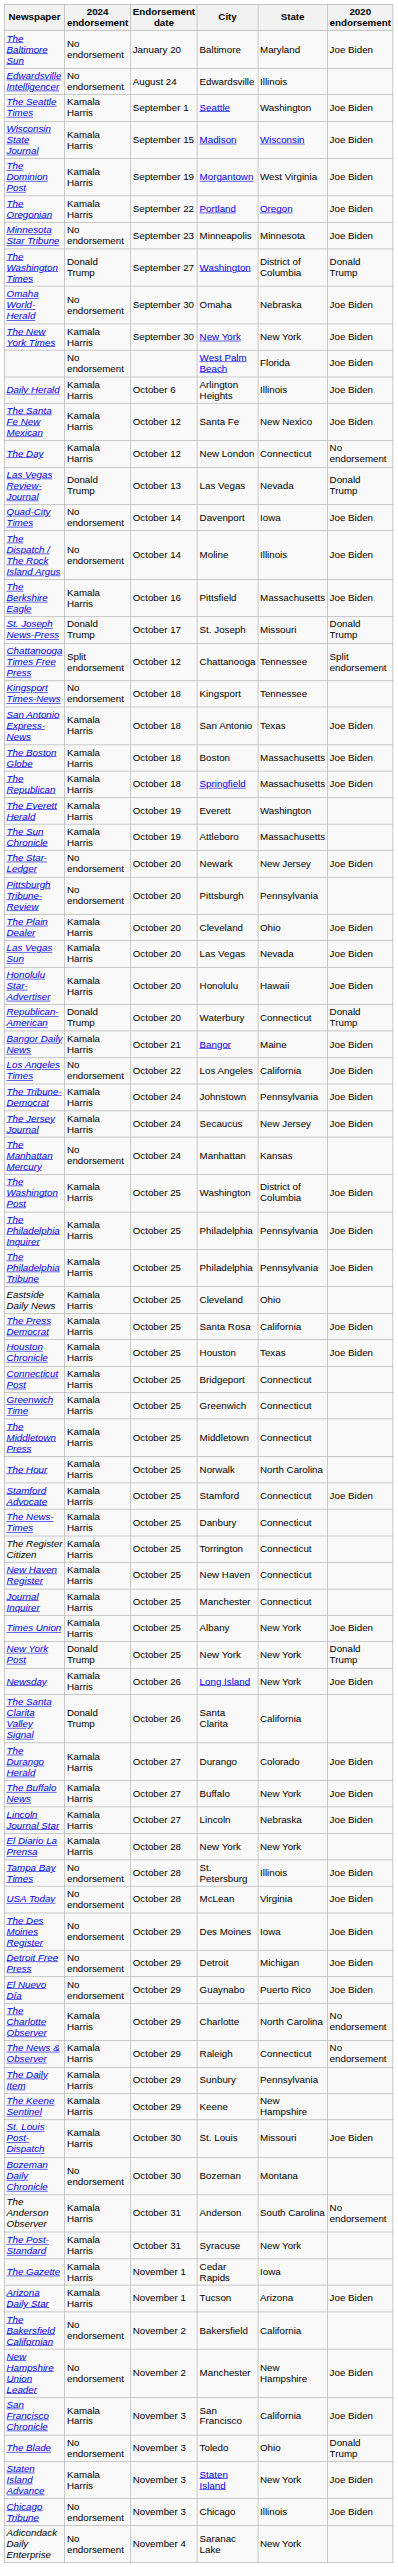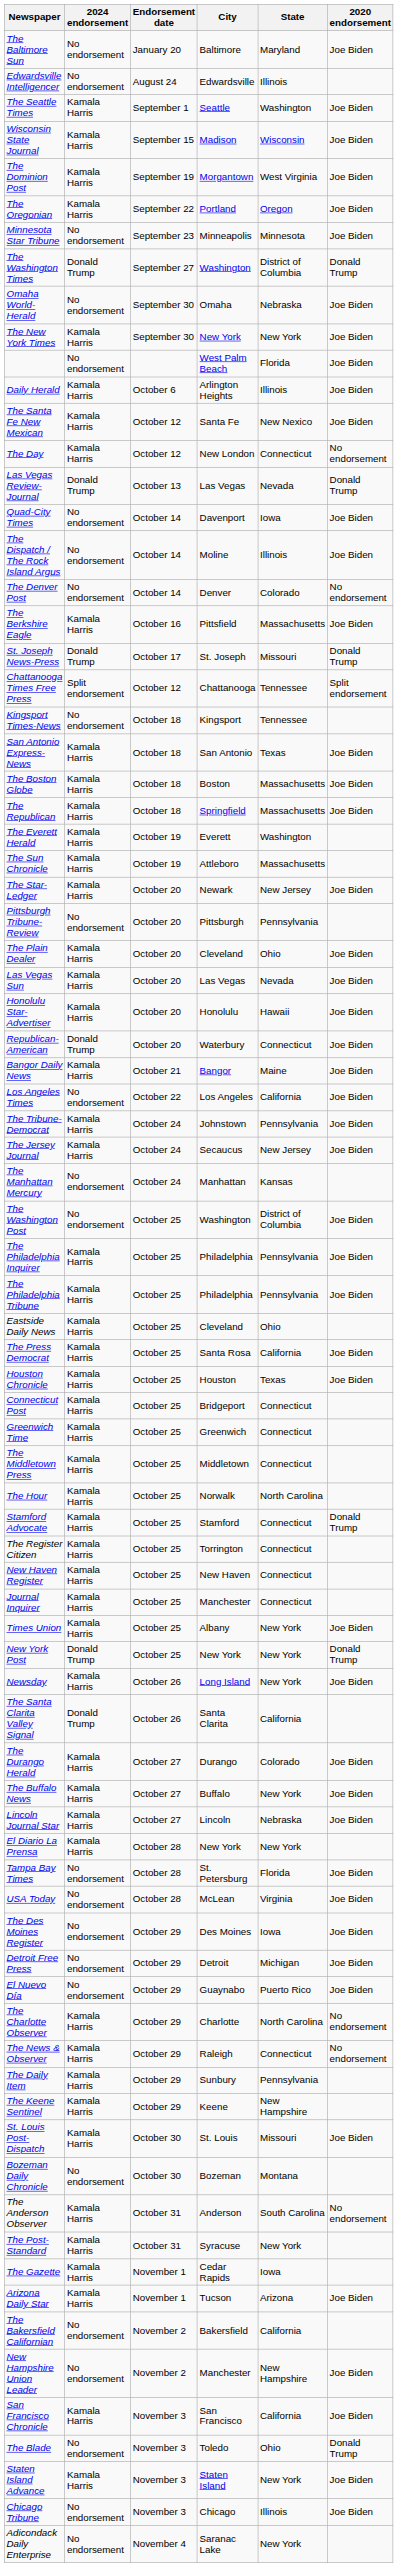+ row: (32, 592)
(95, 863) No endorsement -> (84, 890) Kamala Harris
(345, 1018) Donald Trump -> (351, 1044) Joe Biden
(84, 1193) Kamala Harris -> (95, 1219) No endorsement
(351, 1496) Joe Biden -> (345, 1522) Donald Trump
- row: (30, 1522)
(274, 1873) Illinois -> (275, 1873) Florida
